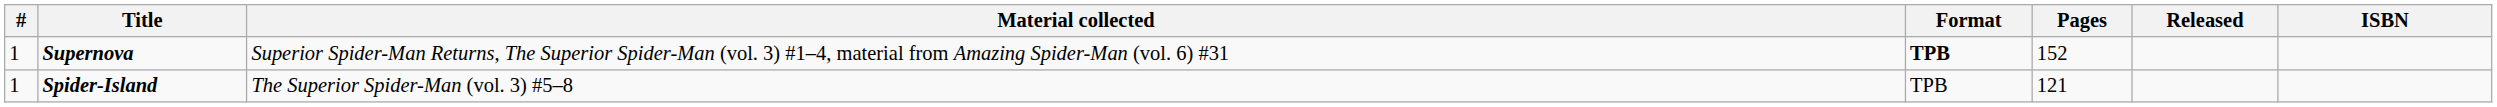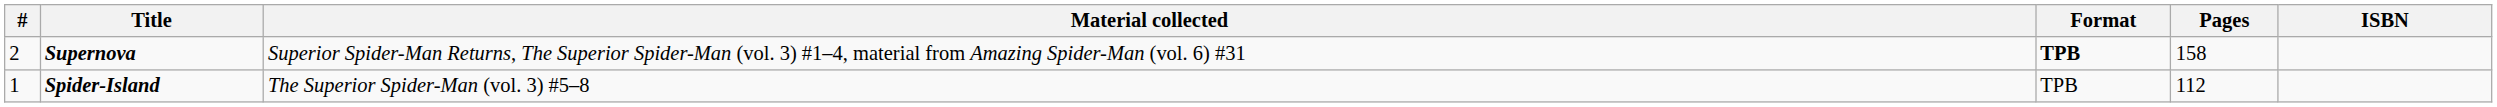- column: (2205, 20)
(14, 53) 1 -> (14, 53) 2
(2052, 53) 152 -> (2191, 53) 158
(2052, 85) 121 -> (2191, 85) 112
